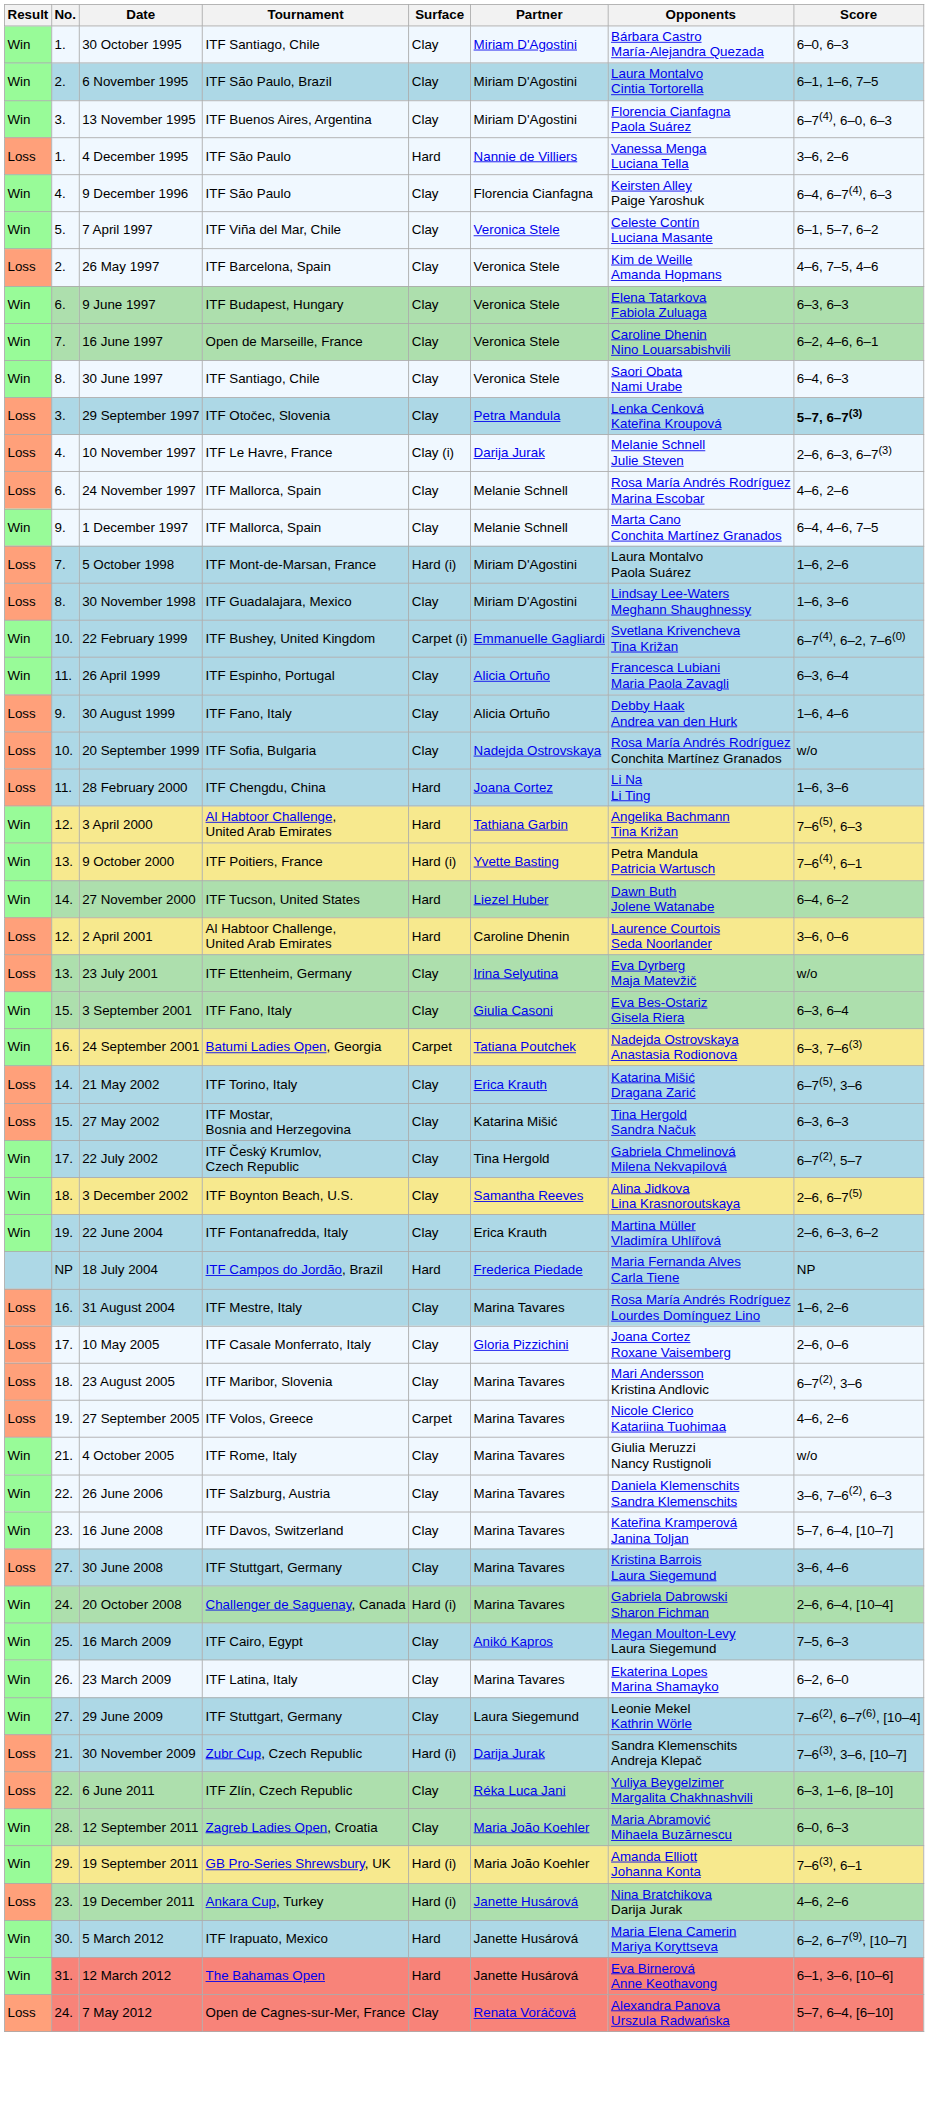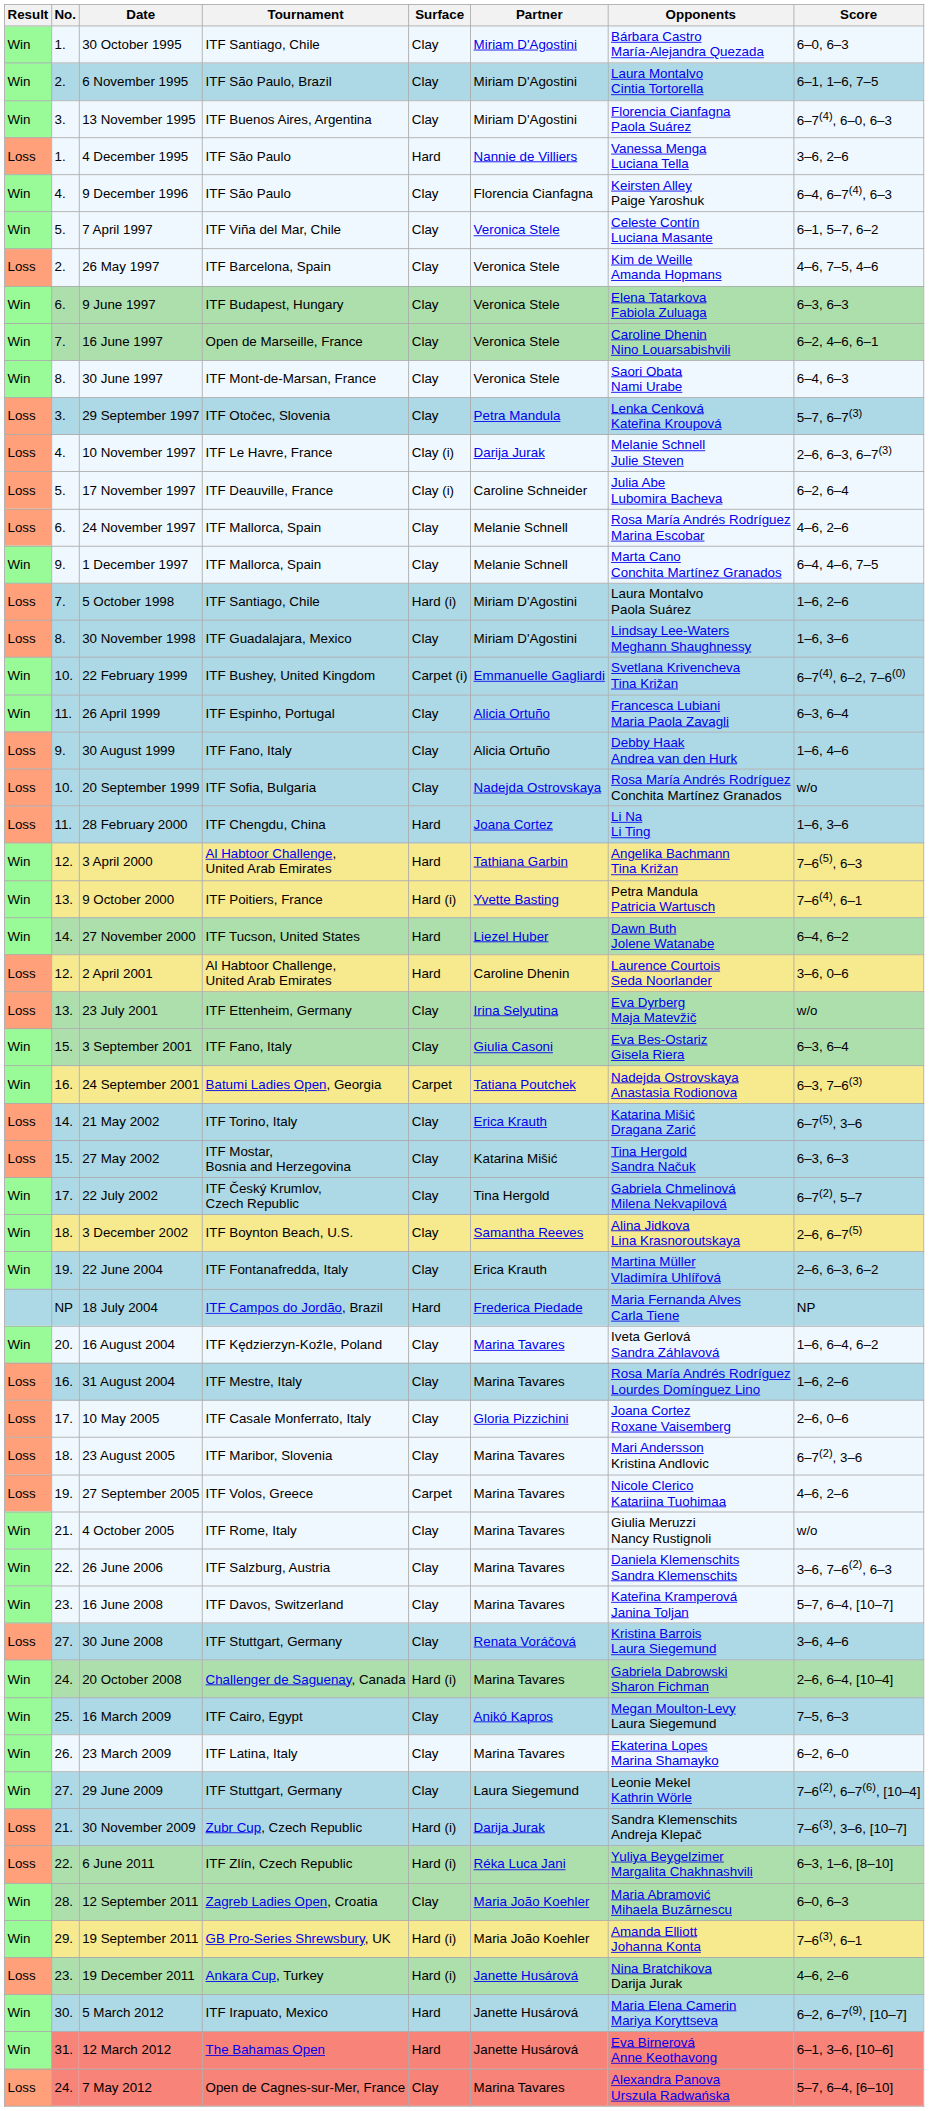(263, 378) ITF Santiago, Chile -> (291, 378) ITF Mont-de-Marsan, France
(830, 415) bold -> (830, 415) normal
+ row: (139, 489)
(291, 564) ITF Mont-de-Marsan, France -> (263, 601) ITF Santiago, Chile
+ row: (129, 1344)
(519, 1567) Marina Tavares -> (525, 1641) Renata Voráčová
(425, 1789) Clay -> (434, 1864) Hard (i)
(525, 2012) Renata Voráčová -> (519, 2087) Marina Tavares
